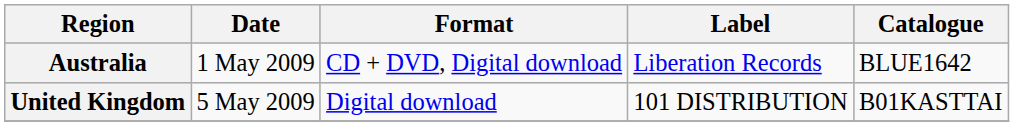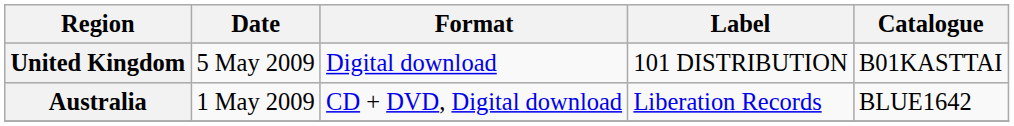rows swapped: (98, 62) <-> (98, 101)
